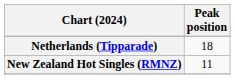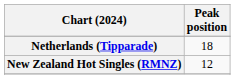(207, 64) 11 -> (207, 64) 12
